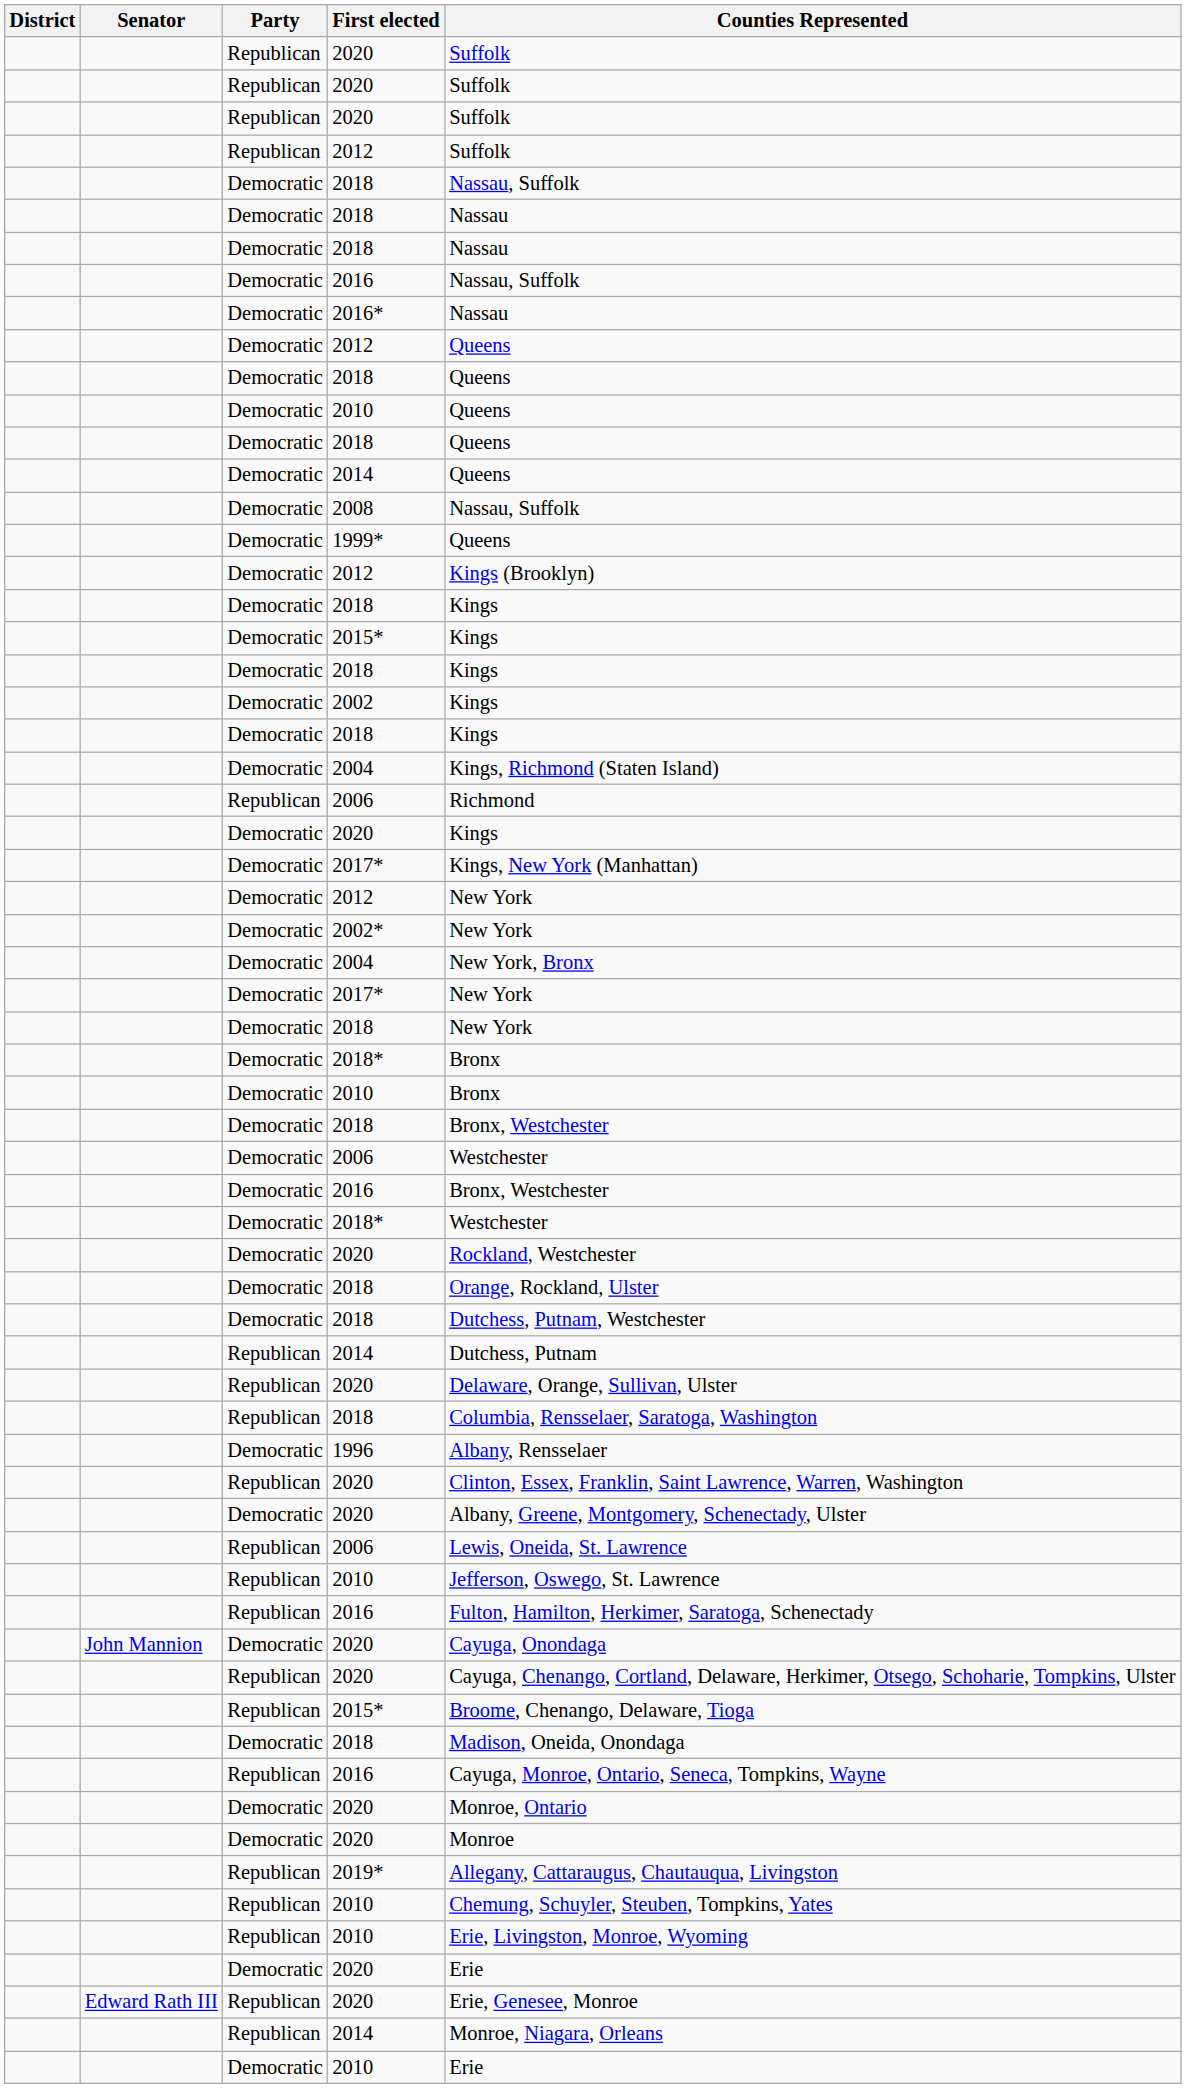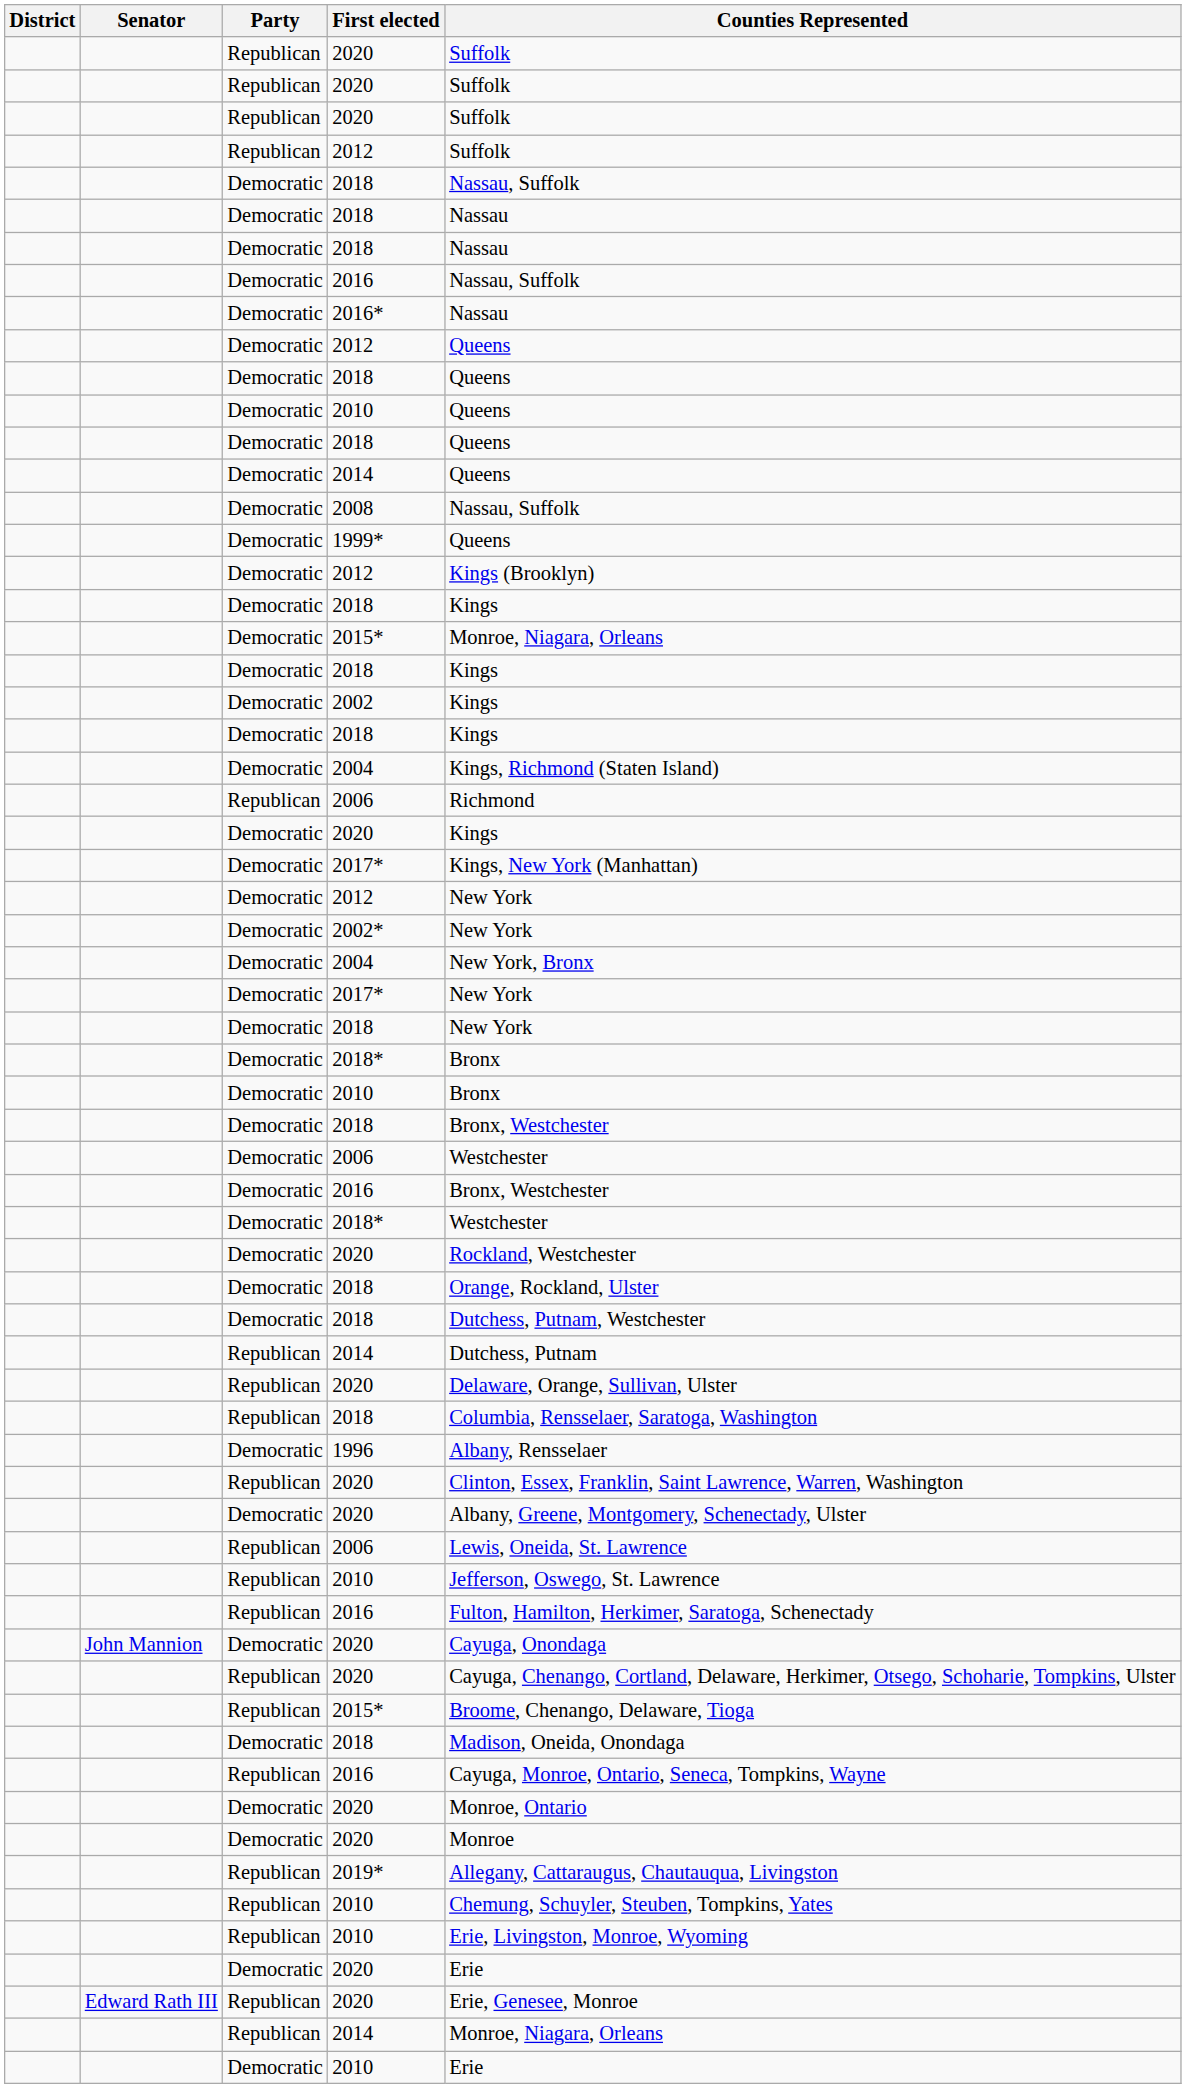(474, 637) Kings -> (556, 637) Monroe, Niagara, Orleans
